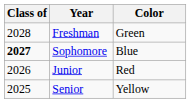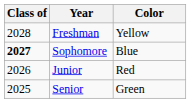(130, 32) Green -> (133, 32) Yellow
(133, 88) Yellow -> (130, 88) Green
